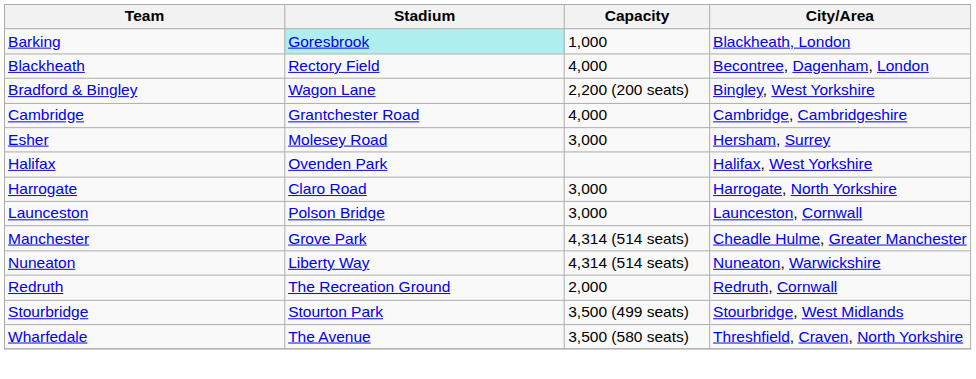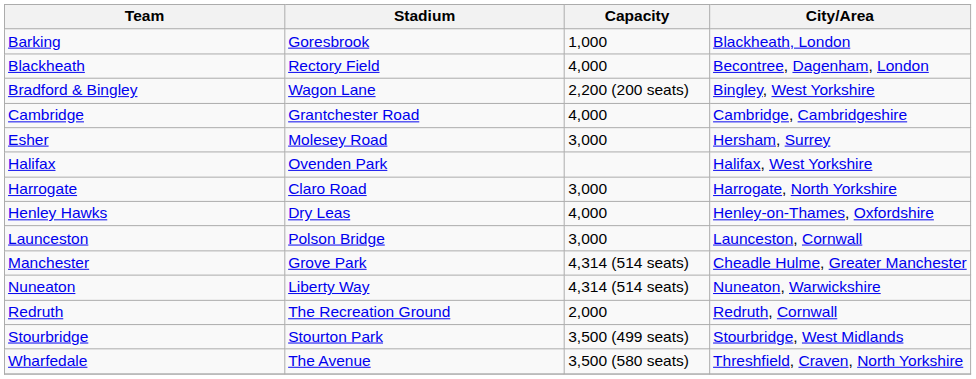(329, 41) paleturquoise background -> (329, 41) no background
+ row: (58, 213)
